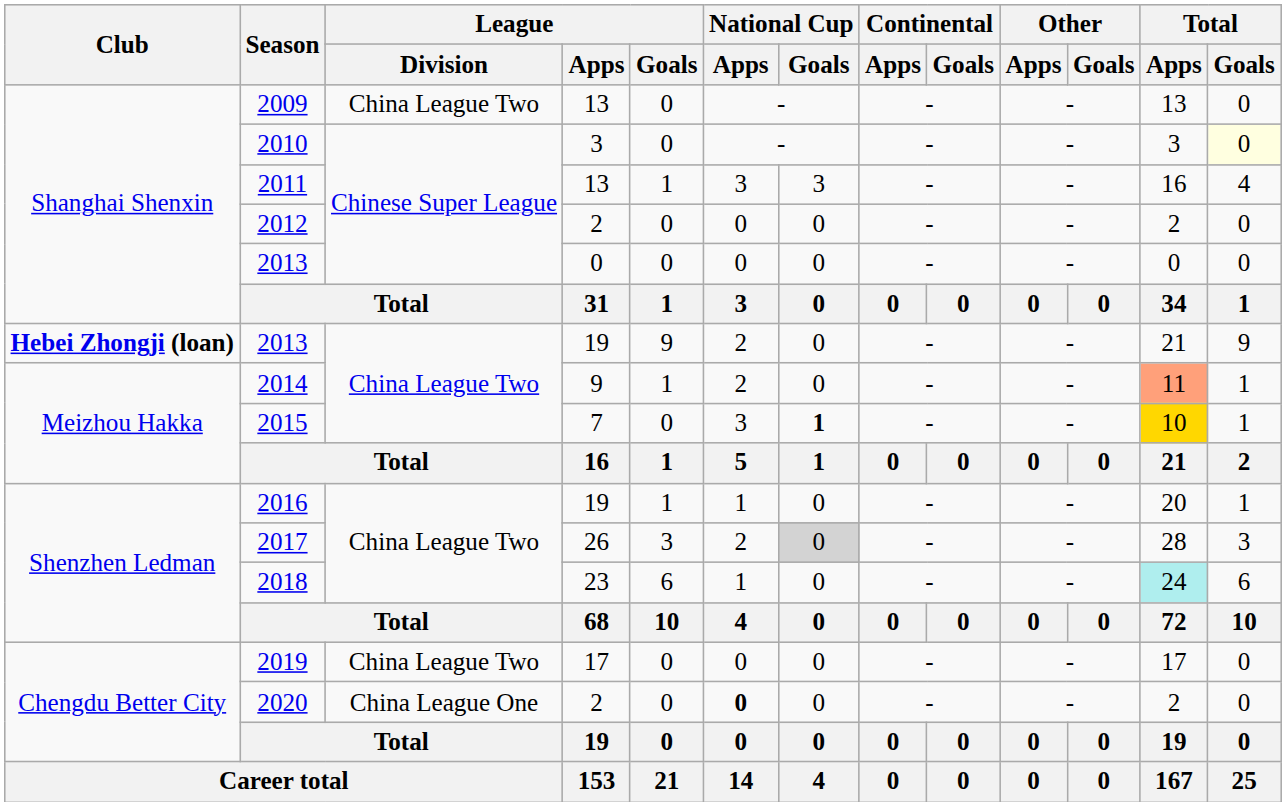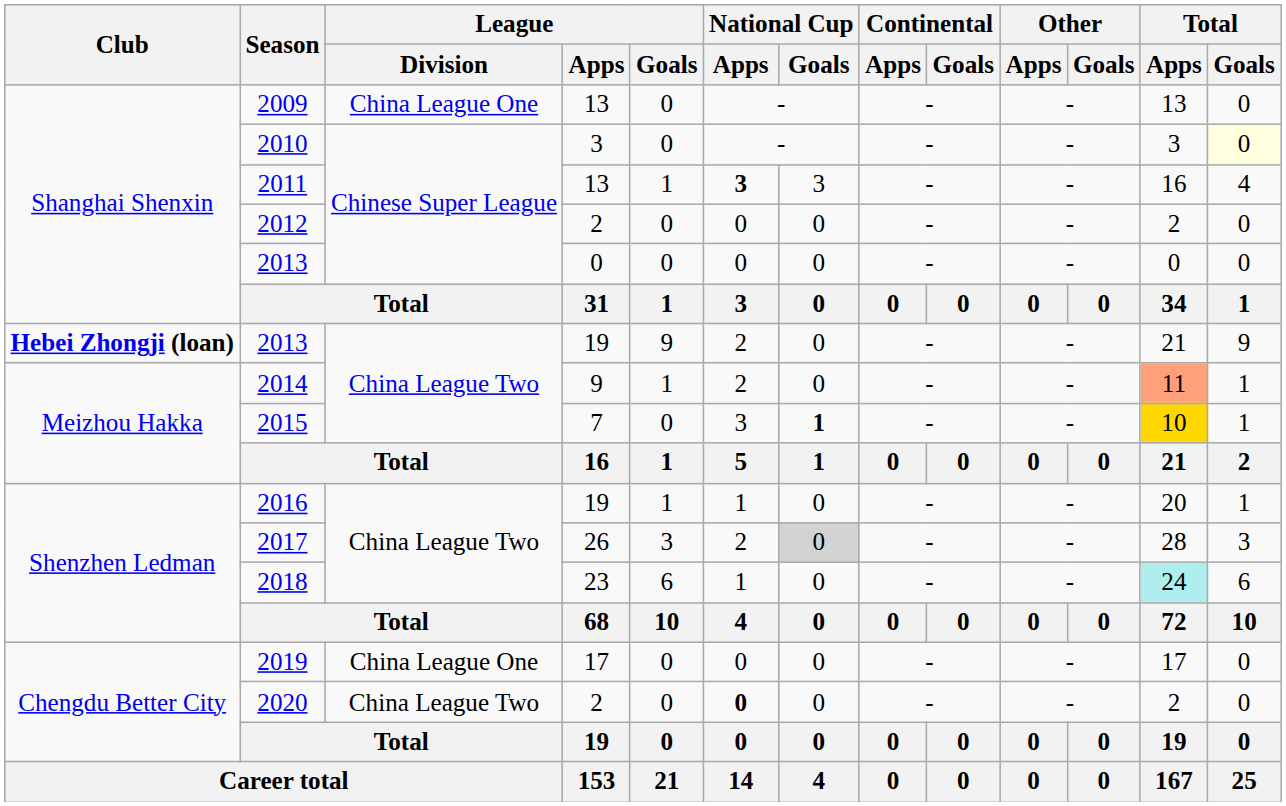(444, 104) China League Two -> (444, 104) China League One
(741, 183) normal -> (741, 183) bold
(444, 661) China League Two -> (444, 661) China League One
(444, 701) China League One -> (444, 701) China League Two
